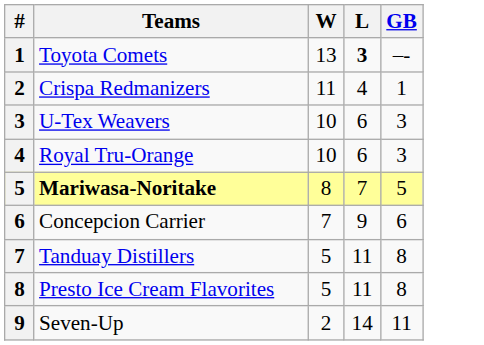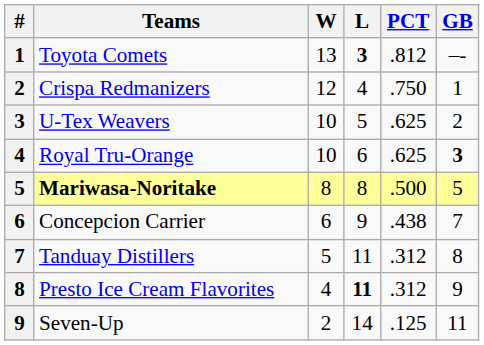+ column: (408, 21)
(326, 88) 11 -> (326, 88) 12
(362, 121) 6 -> (362, 121) 5
(402, 121) 3 -> (458, 121) 2
(402, 155) normal -> (458, 155) bold
(362, 188) 7 -> (362, 188) 8
(326, 222) 7 -> (326, 222) 6
(402, 222) 6 -> (458, 222) 7
(326, 289) 5 -> (326, 289) 4
(362, 289) normal -> (362, 289) bold
(402, 289) 8 -> (458, 289) 9
